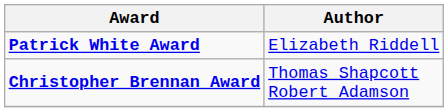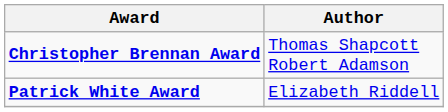rows swapped: (134, 83) <-> (104, 46)
